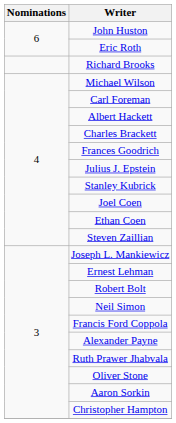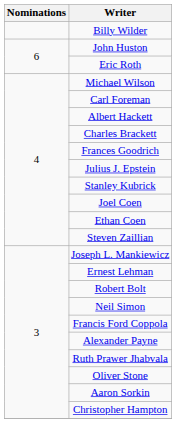+ row: (120, 30)
- row: (120, 64)
